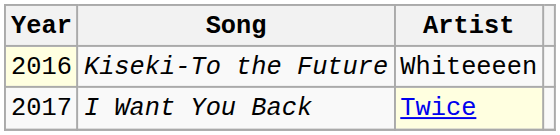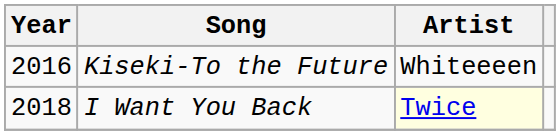(41, 67) lightyellow background -> (41, 67) no background
(41, 108) 2017 -> (41, 108) 2018
